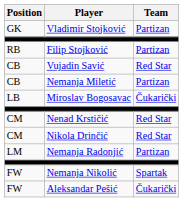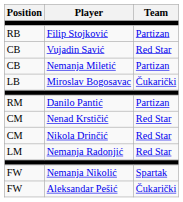- row: (14, 28)
+ row: (15, 103)
(153, 151) Partizan -> (154, 151) Red Star
